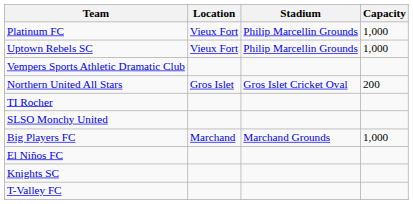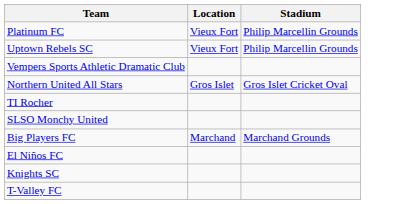- column: (384, 13)
